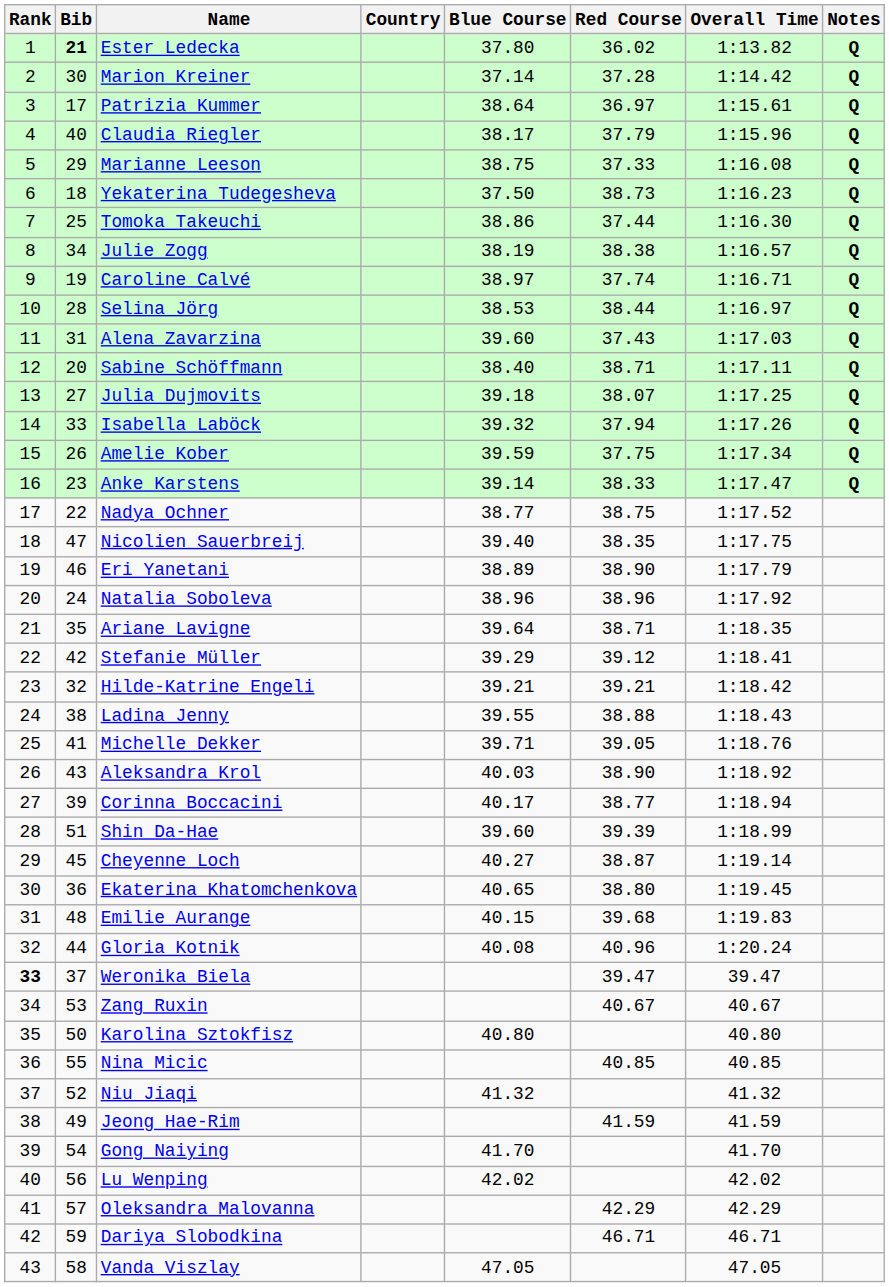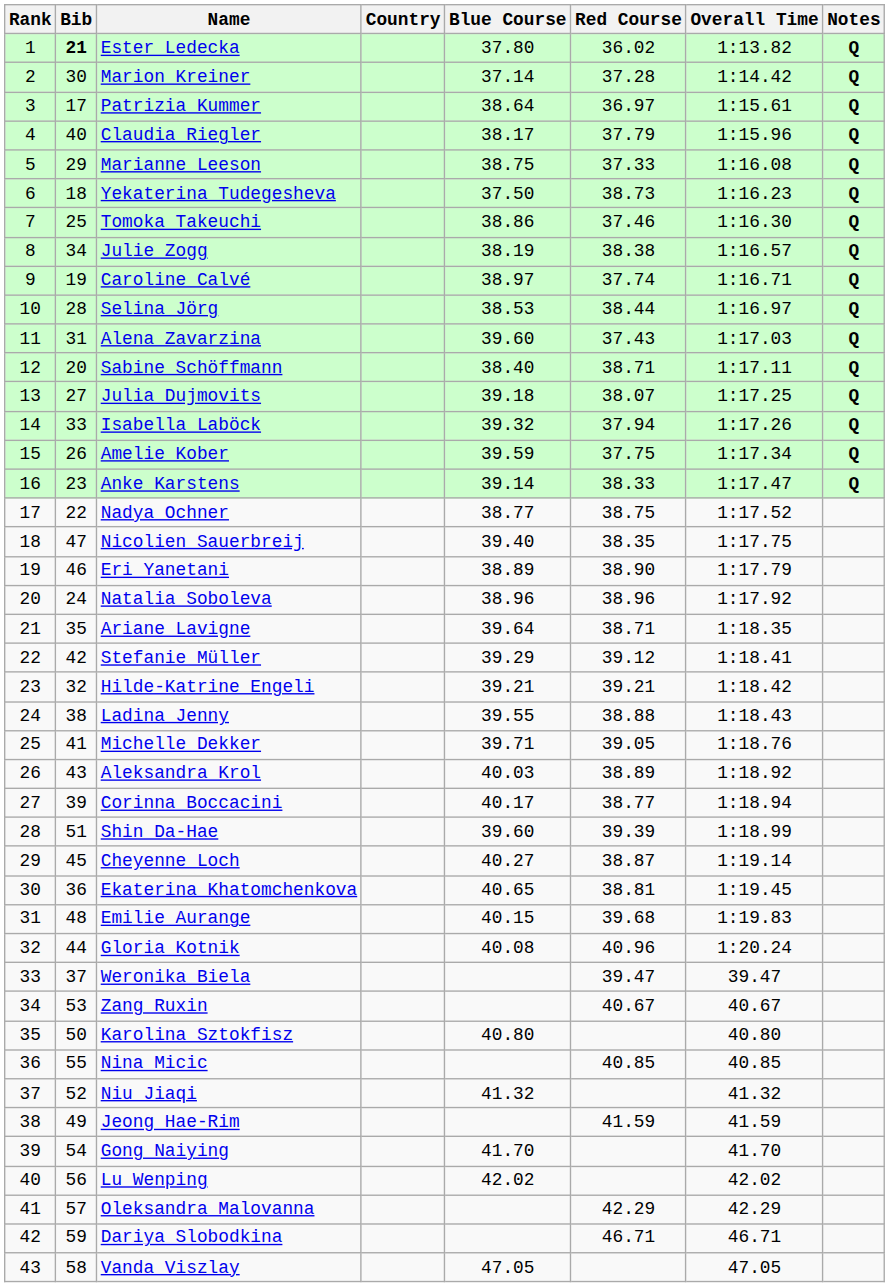(628, 222) 37.44 -> (628, 222) 37.46
(628, 774) 38.90 -> (628, 774) 38.89
(628, 890) 38.80 -> (628, 890) 38.81
(30, 977) bold -> (30, 977) normal
